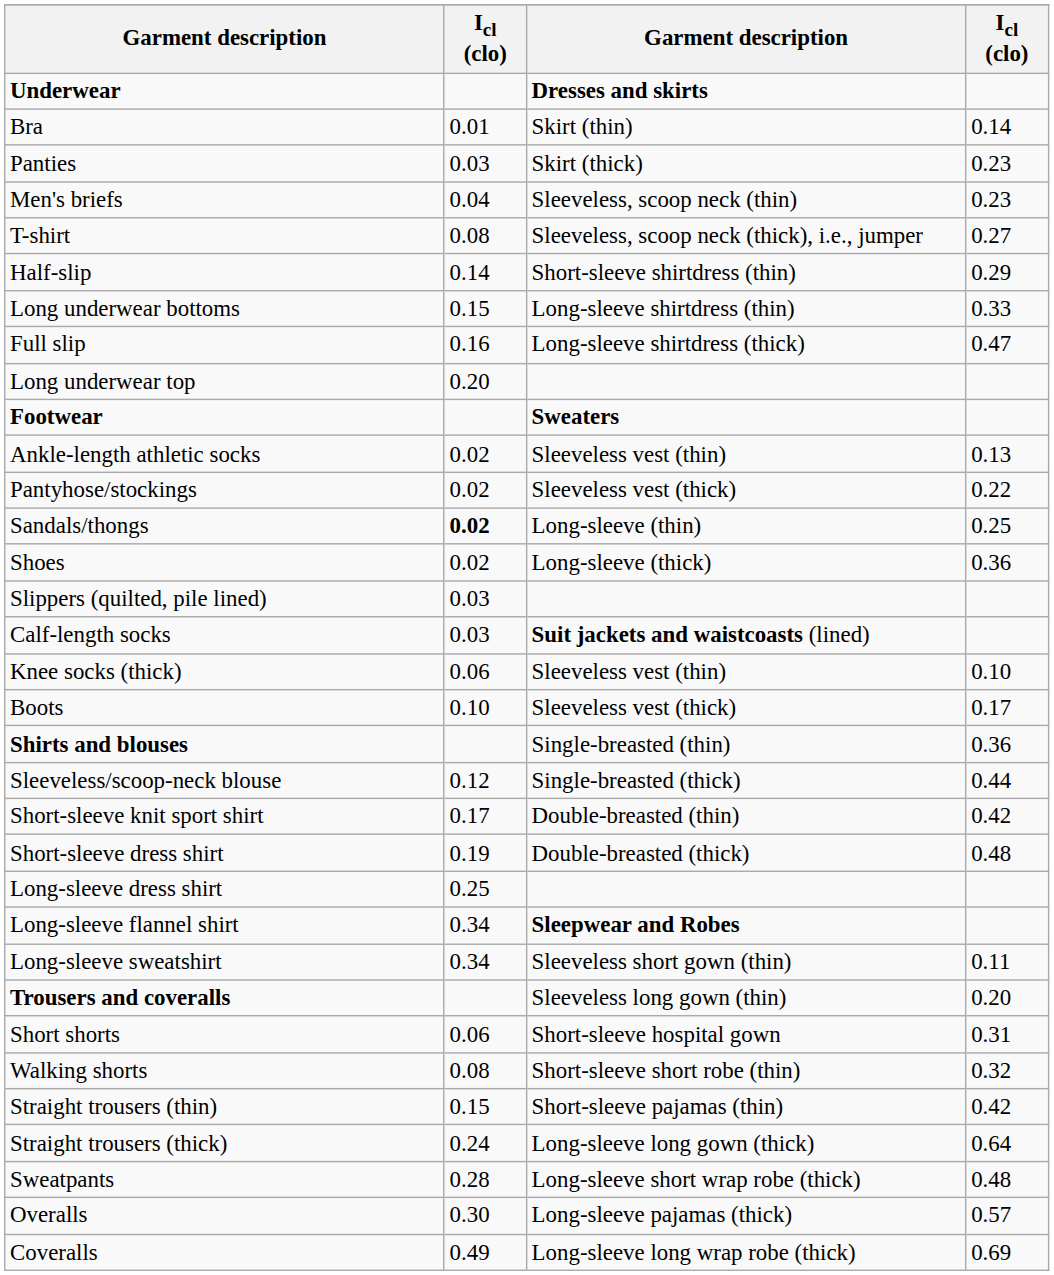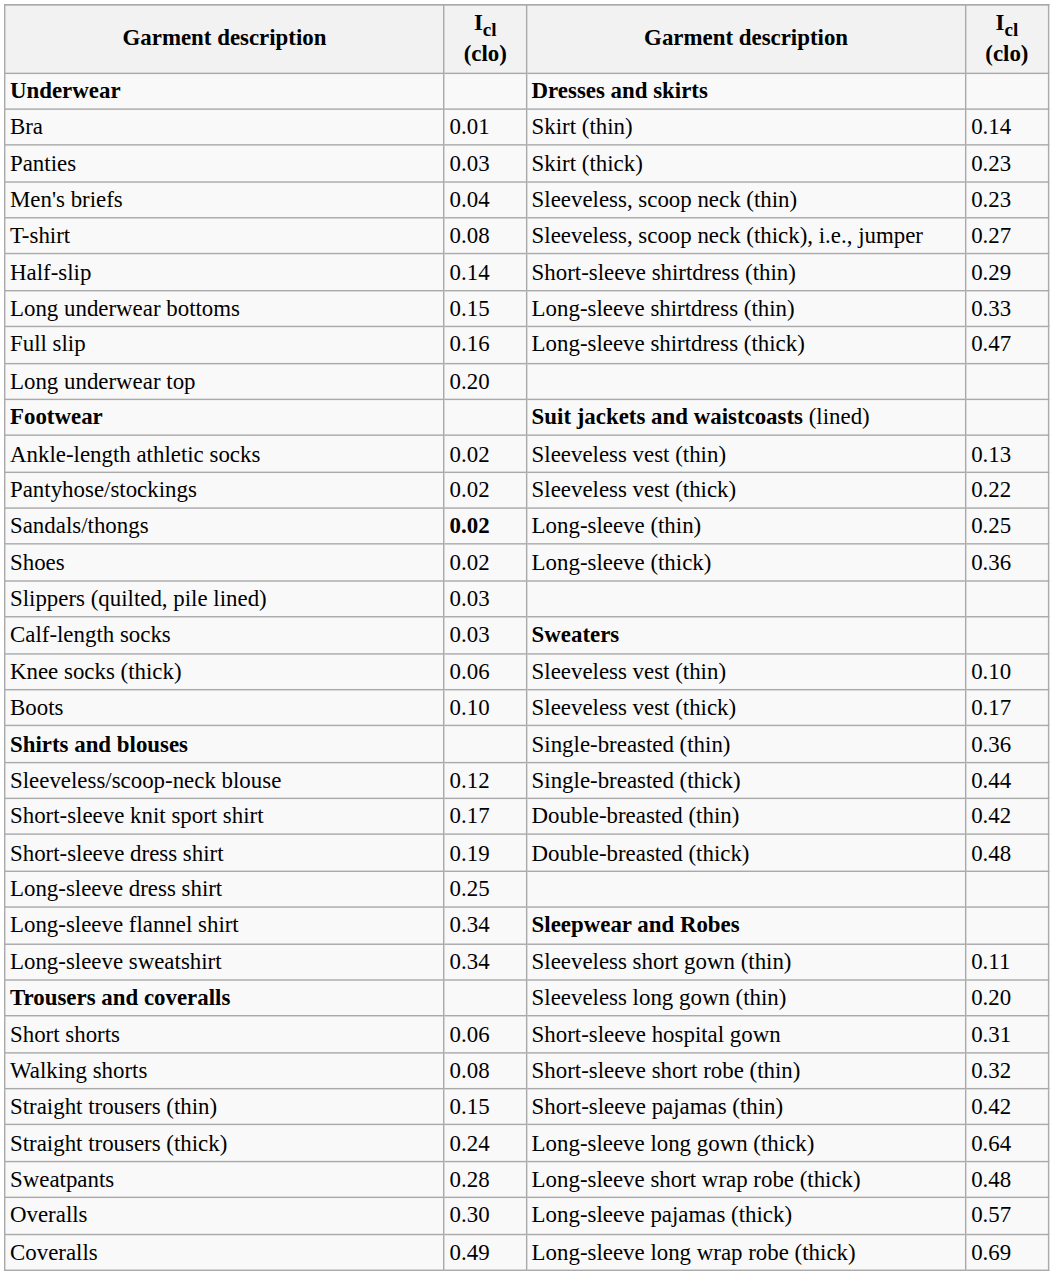(575, 417) Sweaters -> (701, 417) Suit jackets and waistcoasts (lined)
(701, 634) Suit jackets and waistcoasts (lined) -> (575, 634) Sweaters
